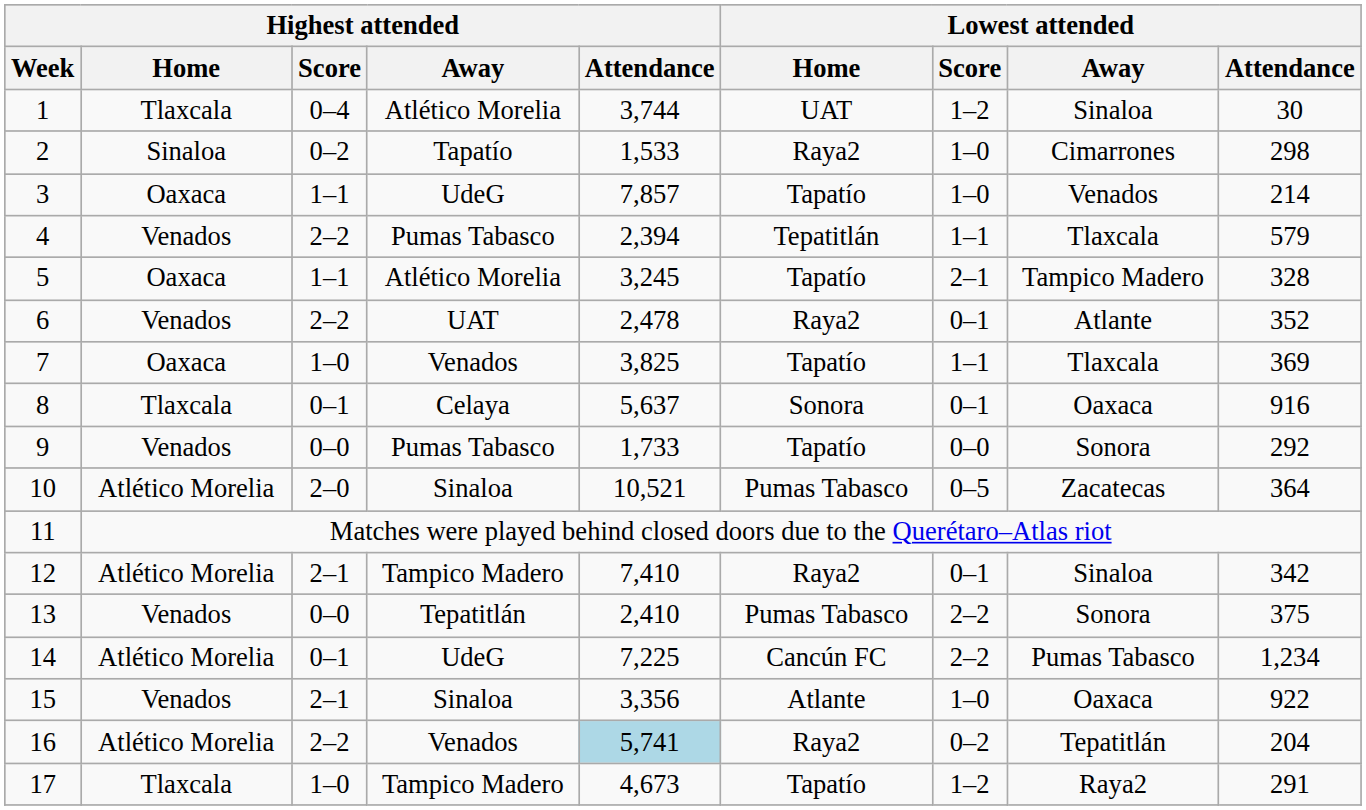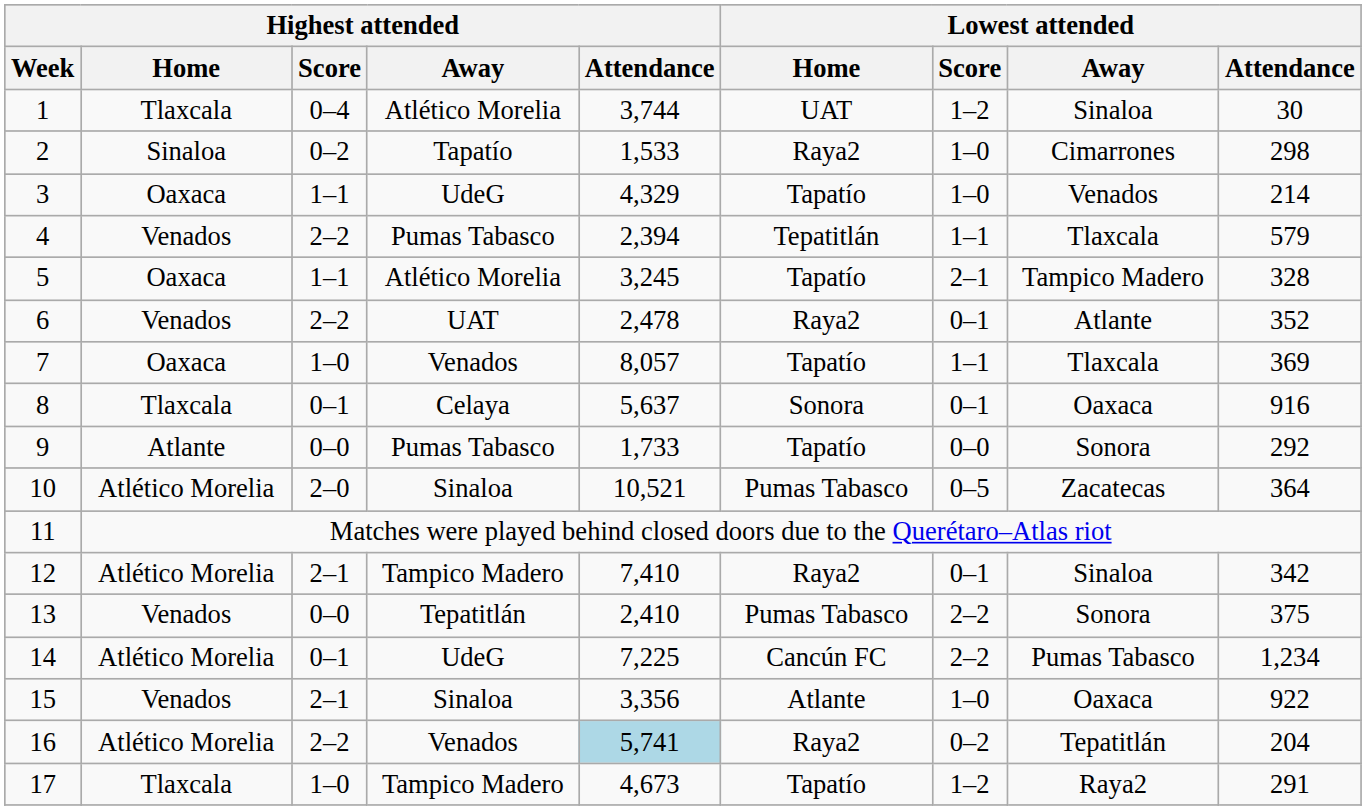(650, 194) 7,857 -> (650, 194) 4,329
(650, 362) 3,825 -> (650, 362) 8,057
(186, 446) Venados -> (186, 446) Atlante
